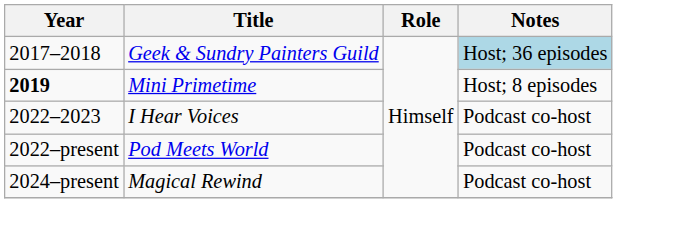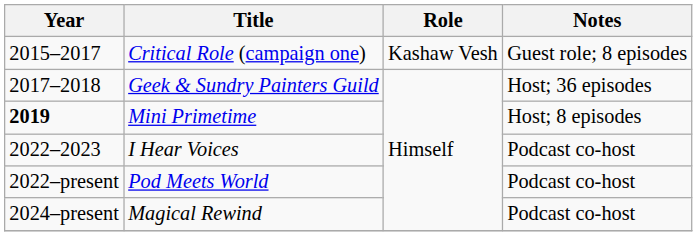+ row: (247, 52)
(535, 52) lightblue background -> (579, 85) no background
